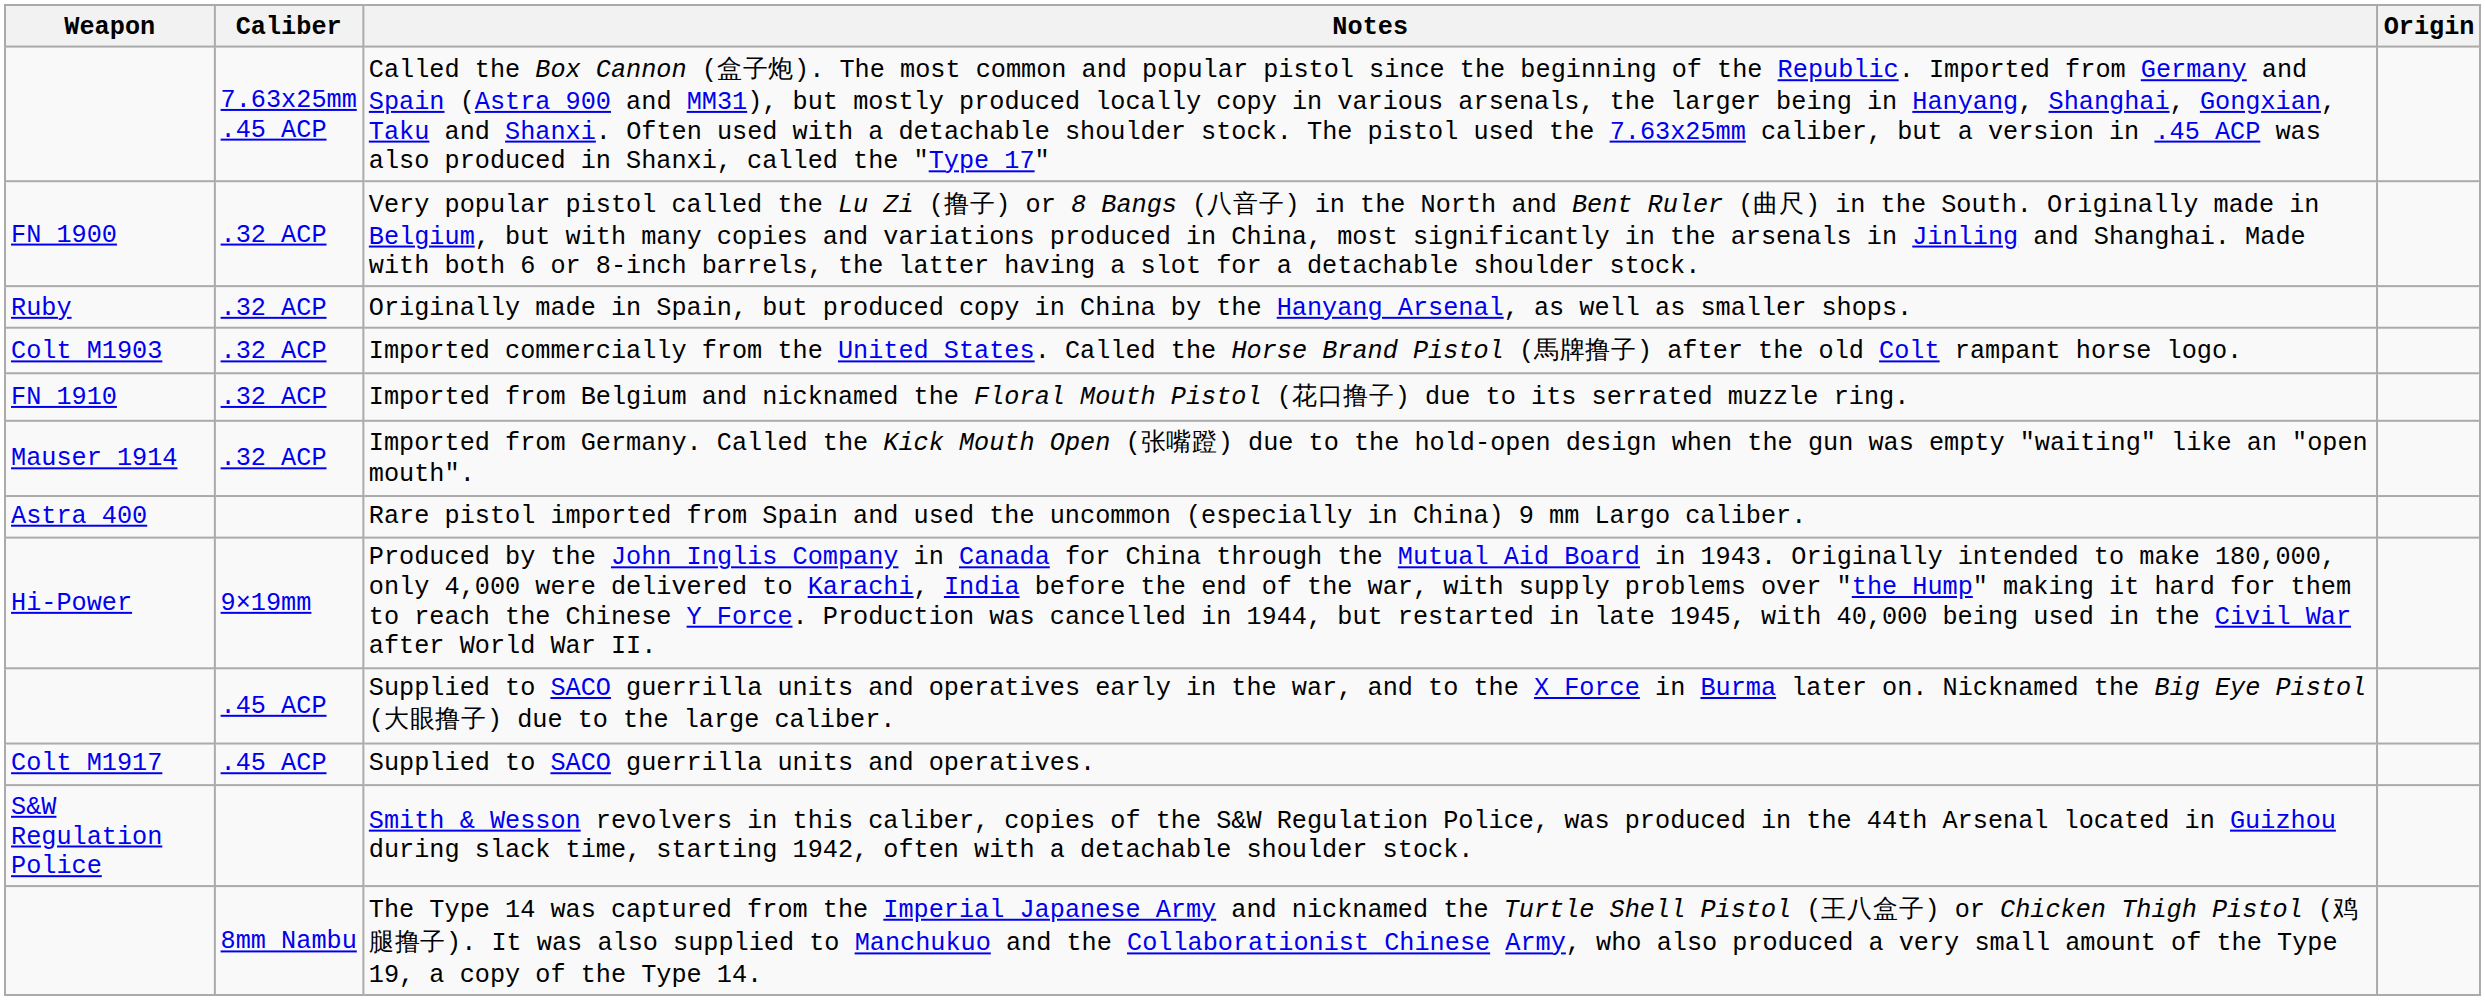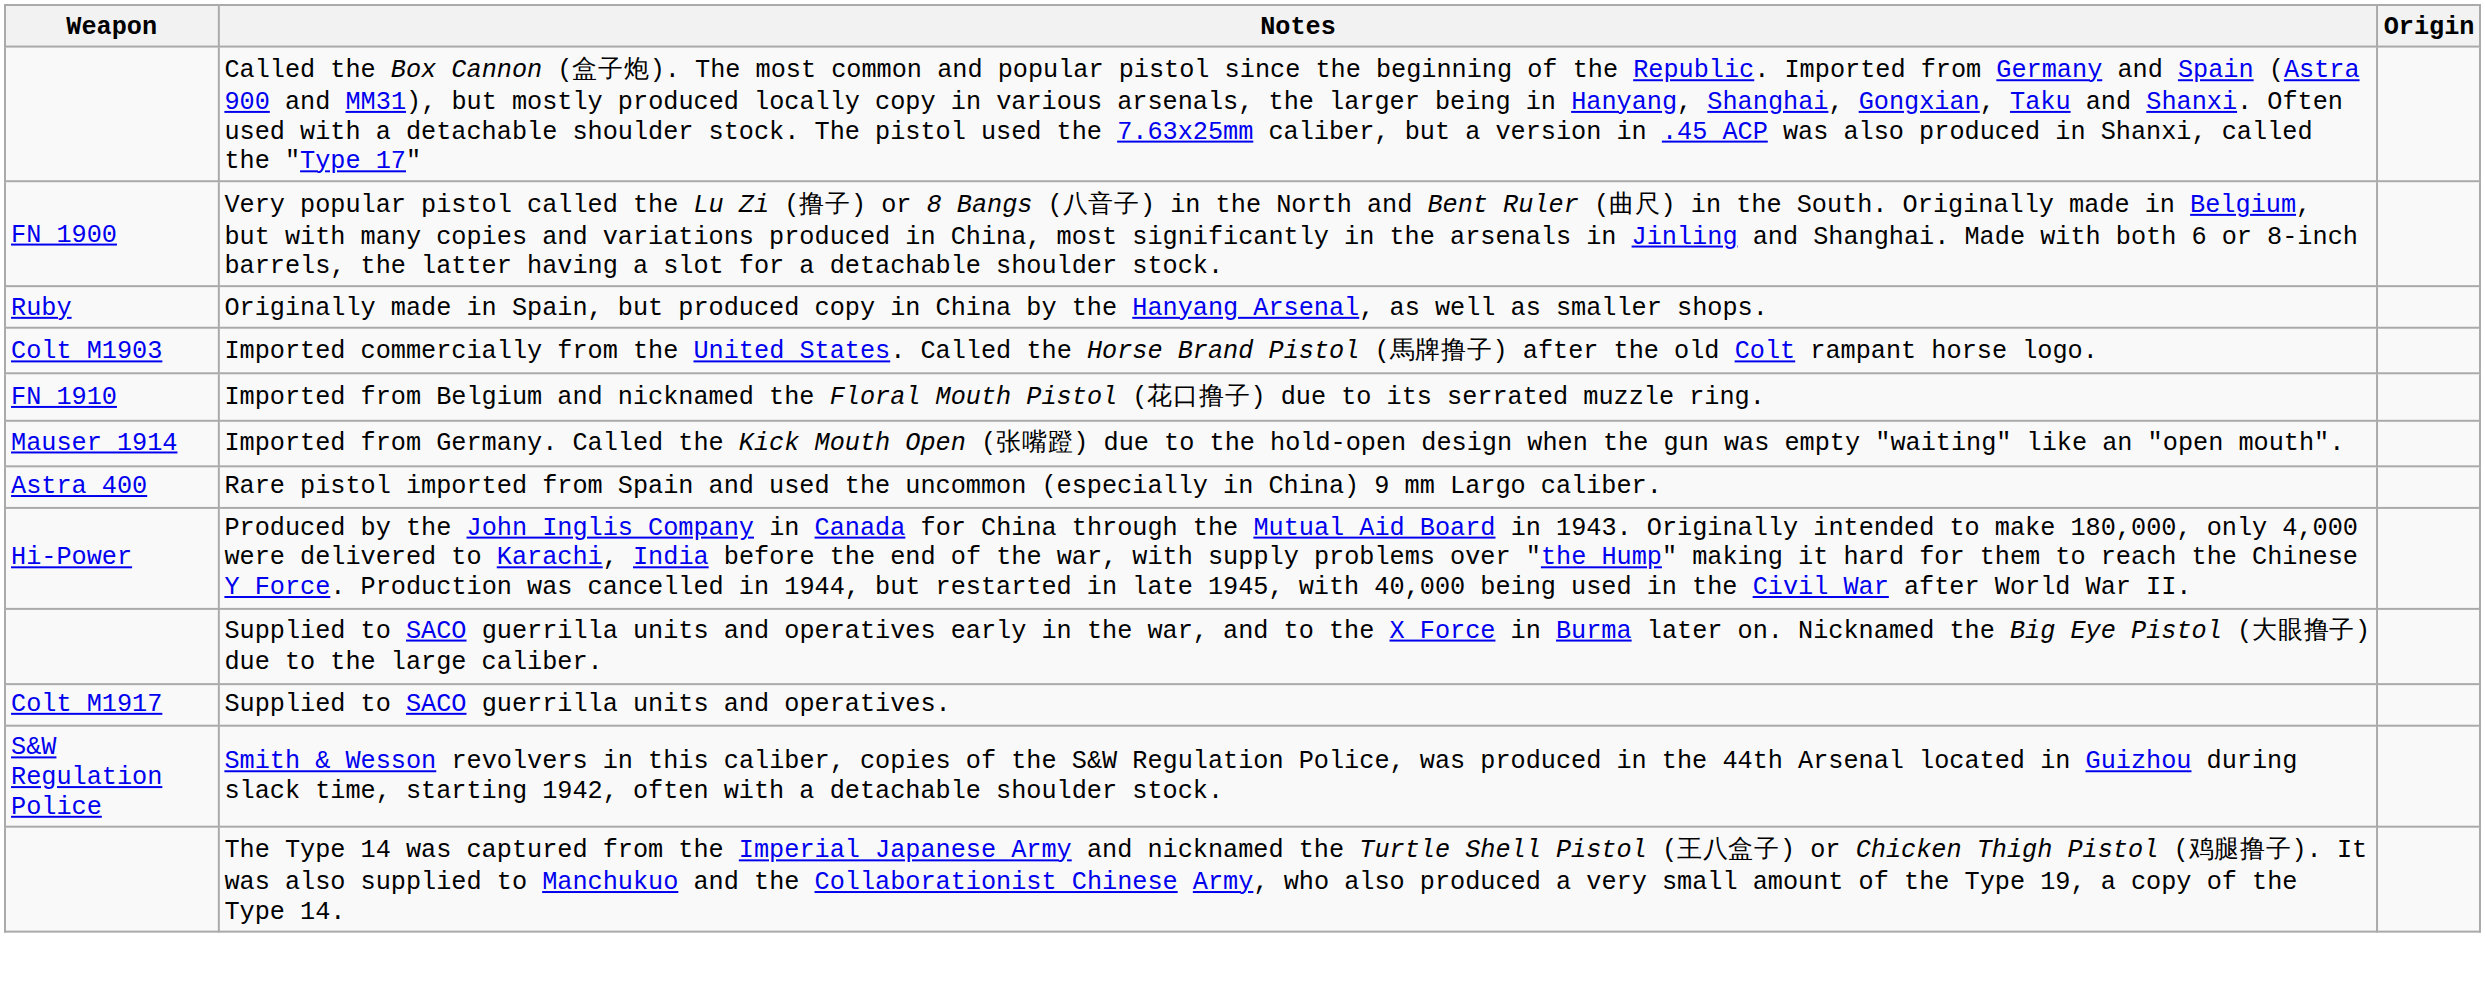- column: (289, 26)
